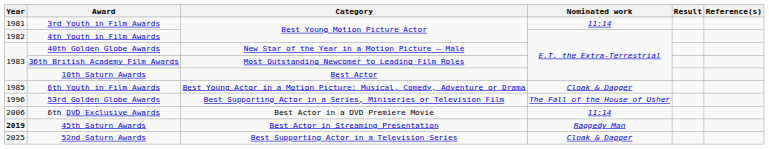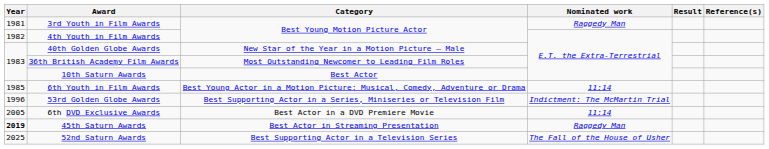(600, 23) 11:14 -> (600, 23) Raggedy Man
(600, 87) Cloak & Dagger -> (600, 87) 11:14
(600, 100) The Fall of the House of Usher -> (600, 100) Indictment: The McMartin Trial
(16, 112) 2006 -> (16, 112) 2005
(600, 138) Cloak & Dagger -> (600, 138) The Fall of the House of Usher
